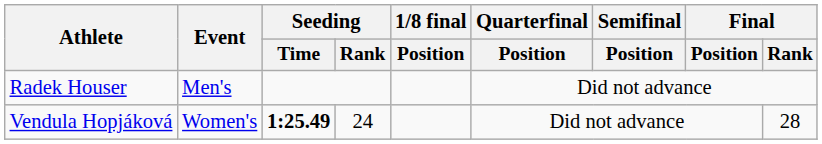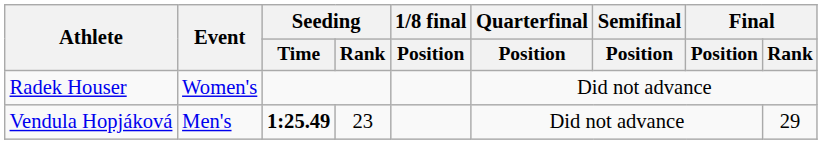(207, 87) Men's -> (220, 87) Women's
(220, 121) Women's -> (207, 121) Men's
(363, 121) 24 -> (363, 121) 23
(790, 121) 28 -> (790, 121) 29
